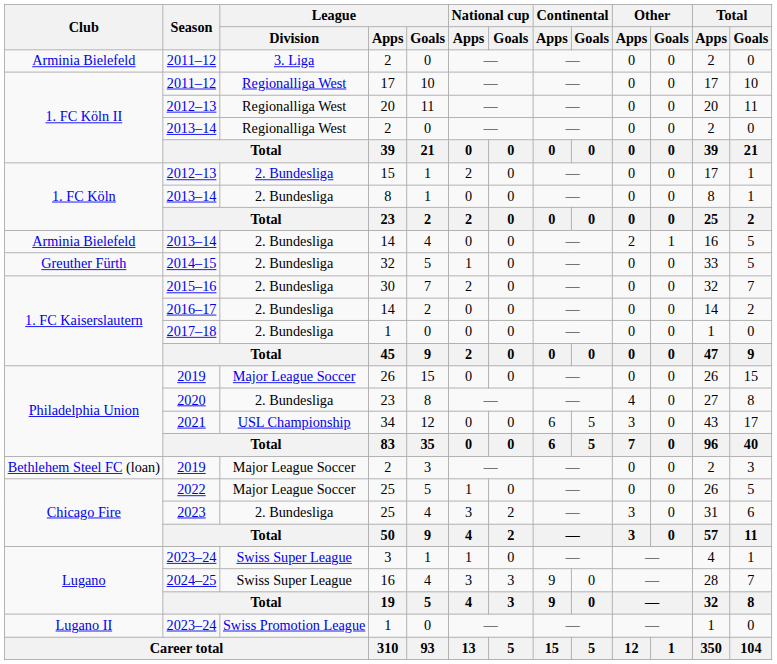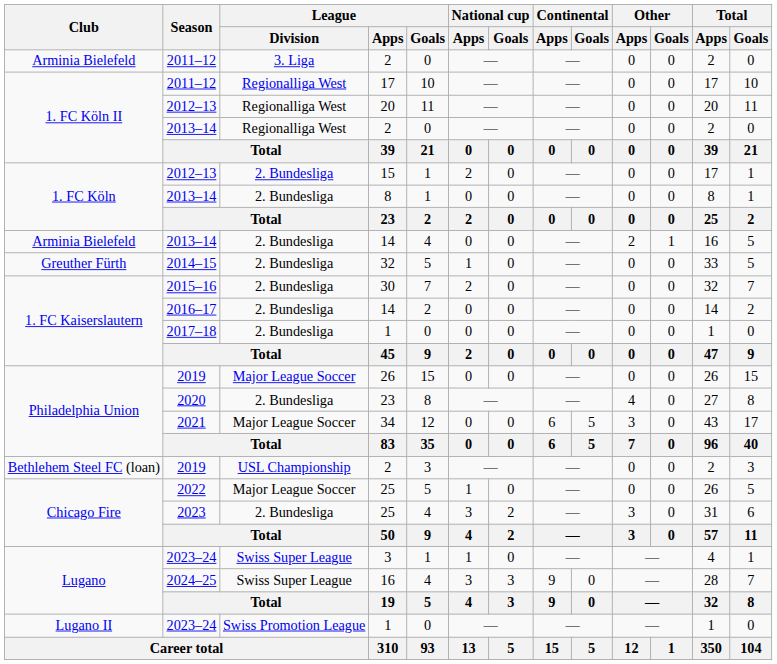(294, 422) USL Championship -> (294, 422) Major League Soccer
(294, 467) Major League Soccer -> (294, 467) USL Championship
